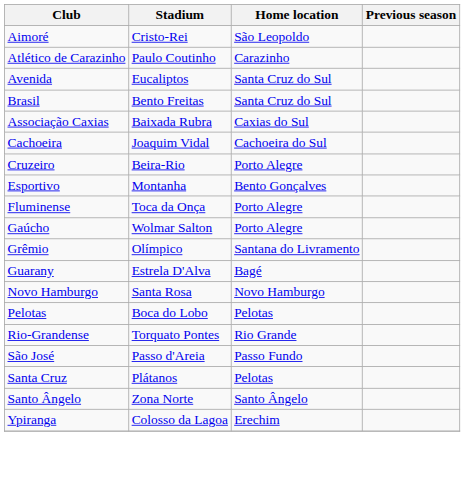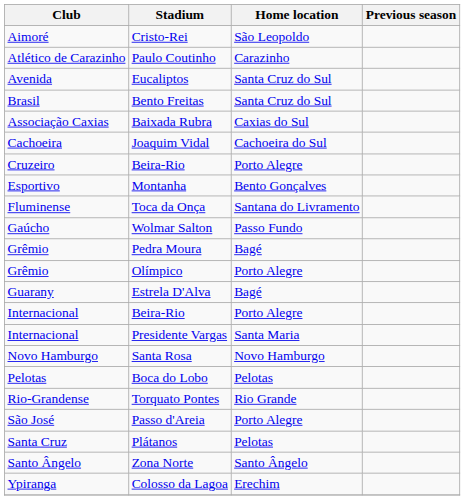(268, 206) Porto Alegre -> (297, 206) Santana do Livramento
(268, 228) Porto Alegre -> (268, 228) Passo Fundo
+ row: (28, 249)
(297, 249) Santana do Livramento -> (268, 270) Porto Alegre
+ row: (43, 313)
+ row: (43, 334)
(268, 356) Passo Fundo -> (268, 420) Porto Alegre
